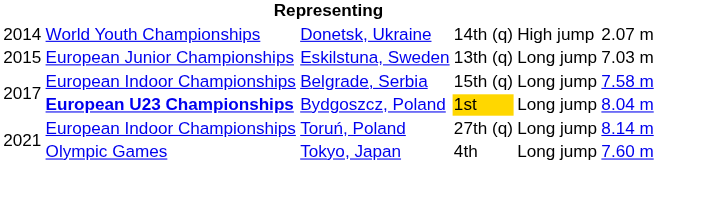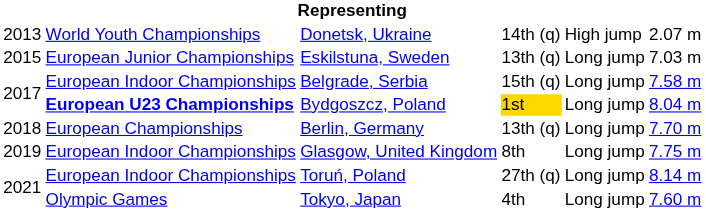(22, 34) 2014 -> (22, 34) 2013
+ row: (362, 128)
+ row: (399, 152)
